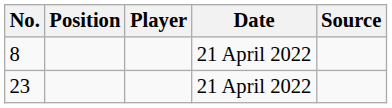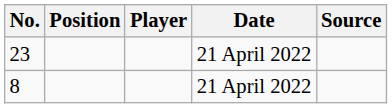rows swapped: (20, 86) <-> (15, 53)
